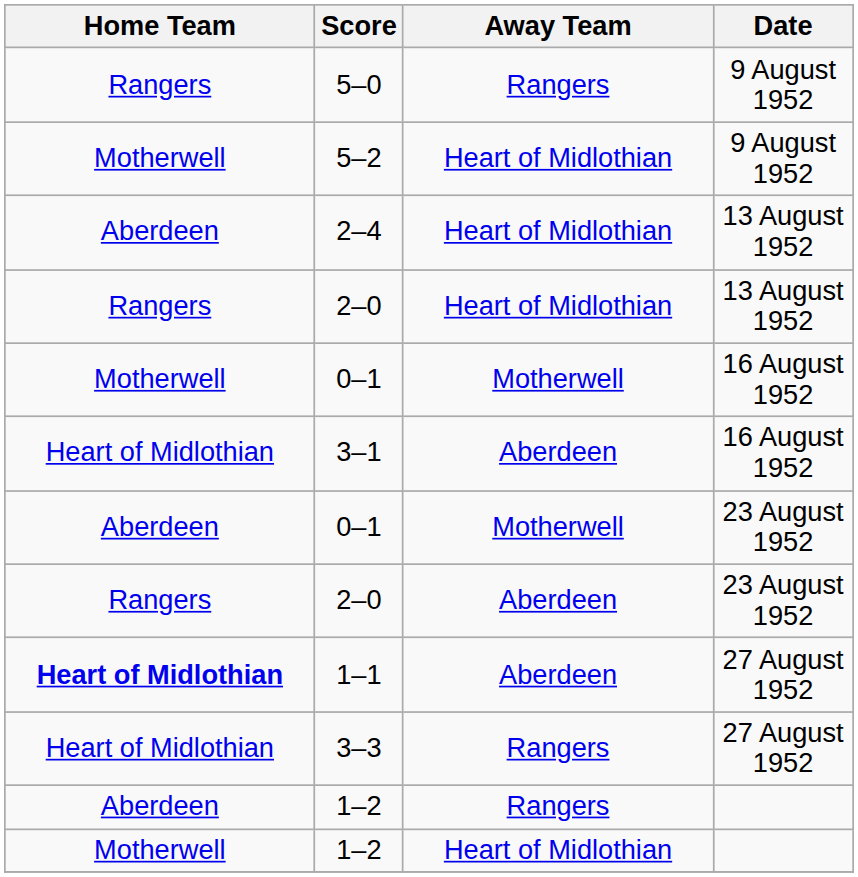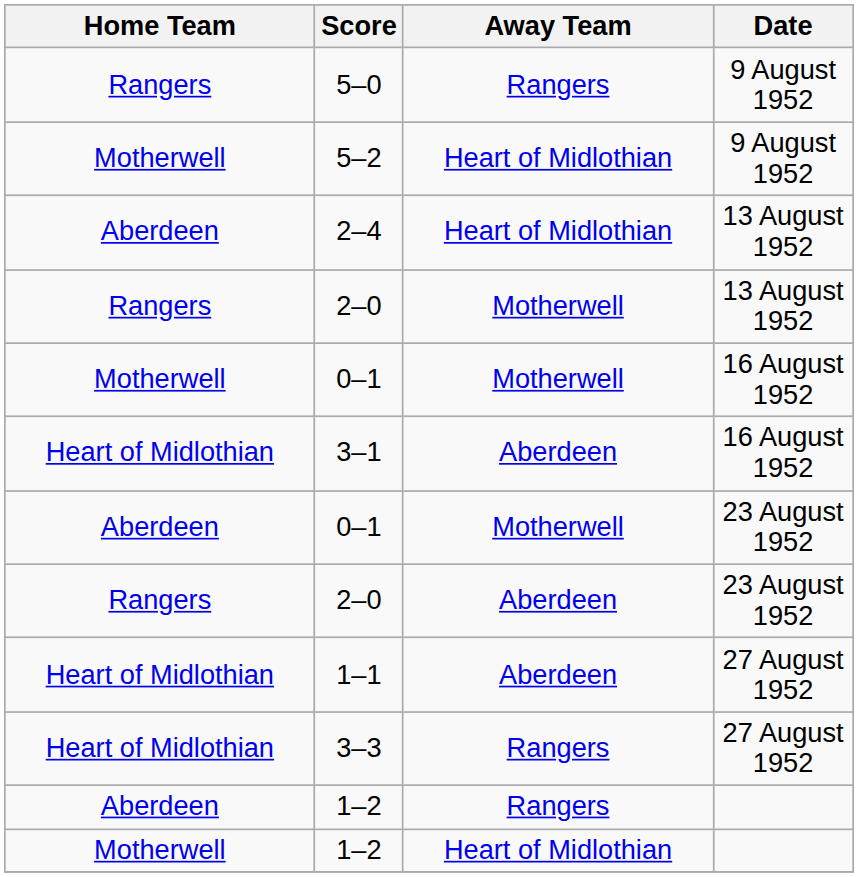(558, 305) Heart of Midlothian -> (558, 305) Motherwell
(160, 674) bold -> (160, 674) normal
